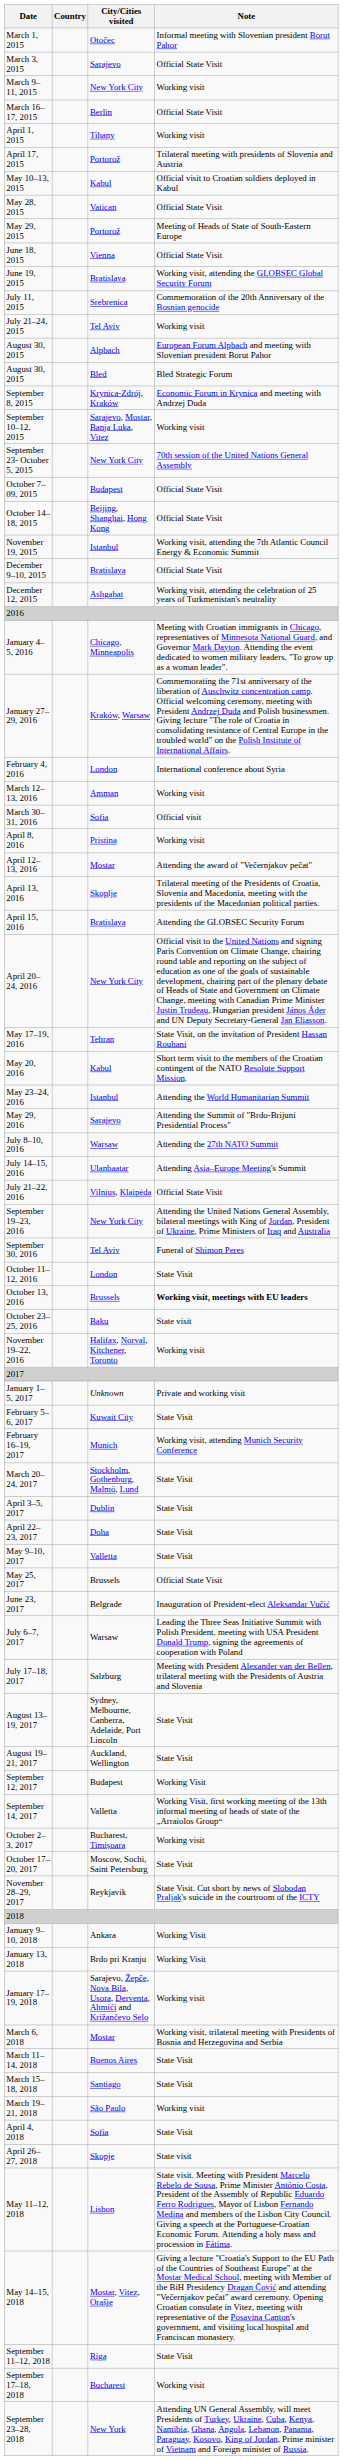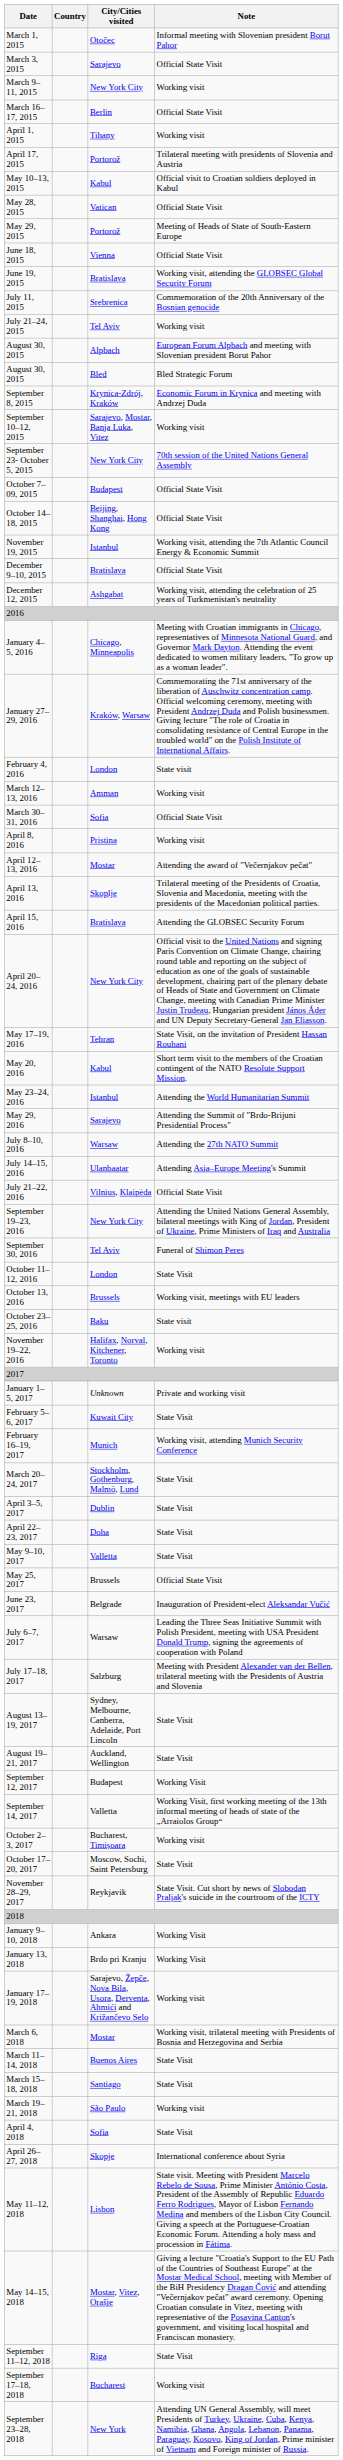(221, 769) International conference about Syria -> (174, 769) State visit
(179, 817) Official visit -> (189, 817) Official State Visit
(232, 1297) bold -> (228, 1297) normal
(174, 2156) State visit -> (221, 2156) International conference about Syria
